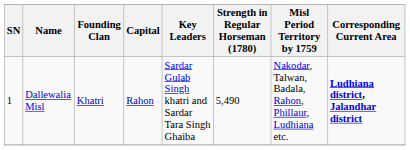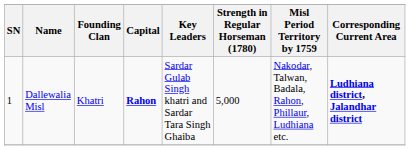(140, 100) normal -> (141, 100) bold
(228, 100) 5,490 -> (228, 100) 5,000
